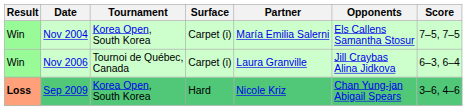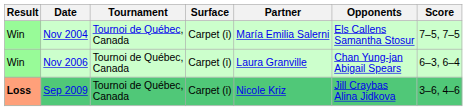(122, 35) Korea Open, South Korea -> (138, 35) Tournoi de Québec, Canada
(365, 63) Jill Craybas Alina Jidkova -> (369, 63) Chan Yung-jan Abigail Spears
(122, 91) Korea Open, South Korea -> (138, 91) Tournoi de Québec, Canada
(199, 91) Hard -> (210, 91) Carpet (i)
(369, 91) Chan Yung-jan Abigail Spears -> (365, 91) Jill Craybas Alina Jidkova
